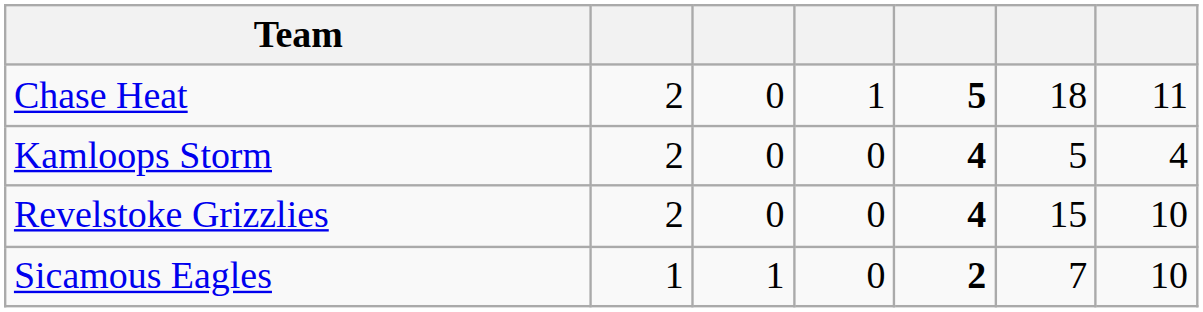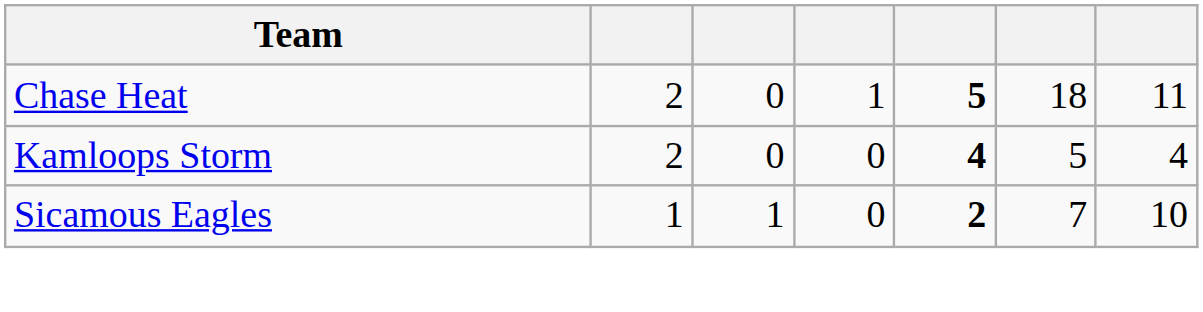- row: (171, 214)
